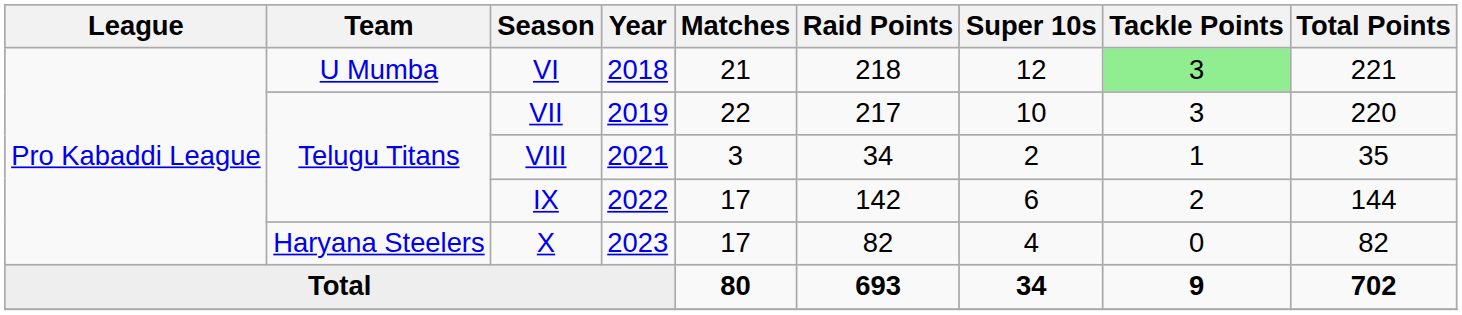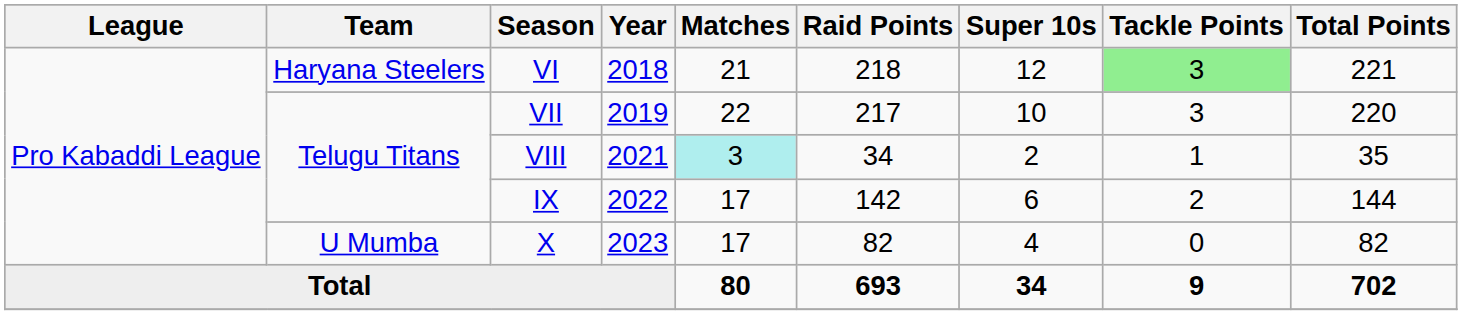(379, 69) U Mumba -> (379, 69) Haryana Steelers
(735, 156) no background -> (735, 156) paleturquoise background
(379, 243) Haryana Steelers -> (379, 243) U Mumba
